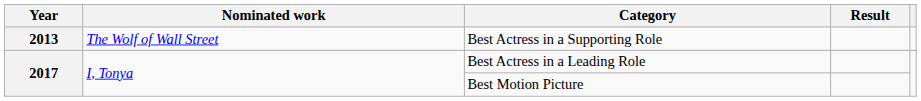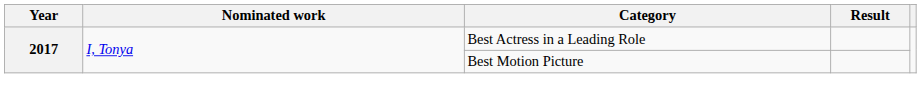- row: (565, 38)
